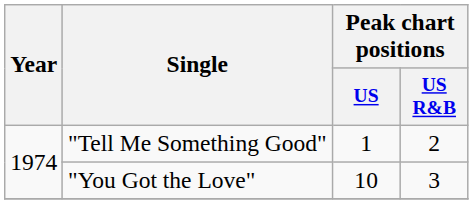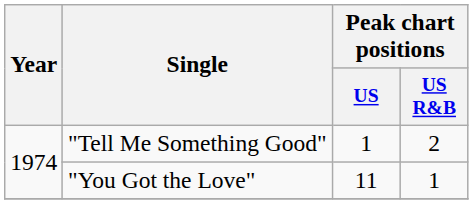(366, 180) 10 -> (366, 180) 11
(434, 180) 3 -> (434, 180) 1
